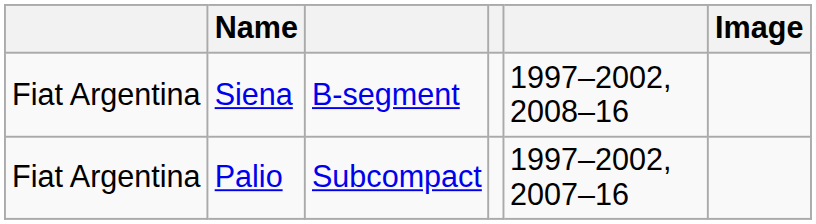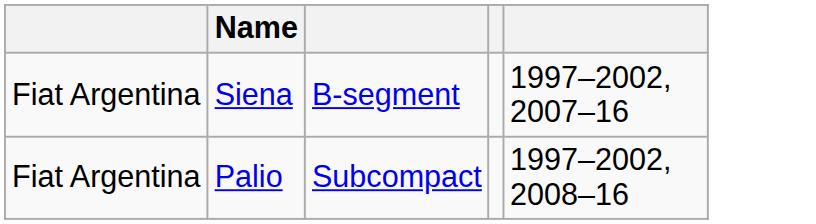- column: (759, 28)
(591, 94) 1997–2002, 2008–16 -> (591, 94) 1997–2002, 2007–16
(591, 177) 1997–2002, 2007–16 -> (591, 177) 1997–2002, 2008–16
